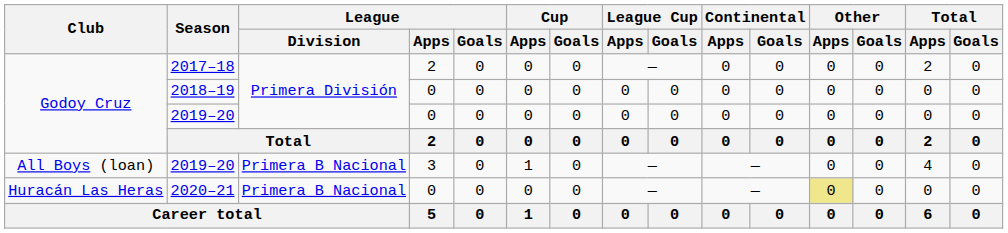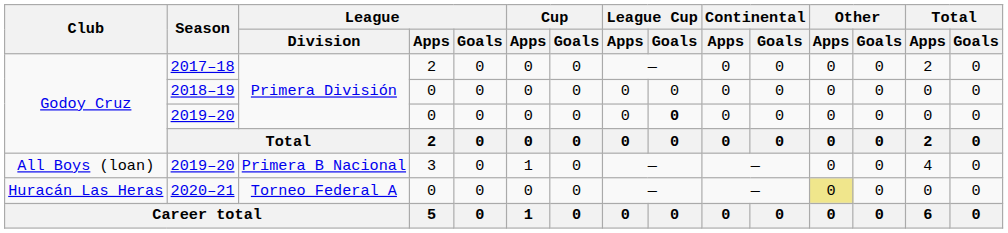(675, 116) normal -> (675, 116) bold
(324, 191) Primera B Nacional -> (324, 191) Torneo Federal A
